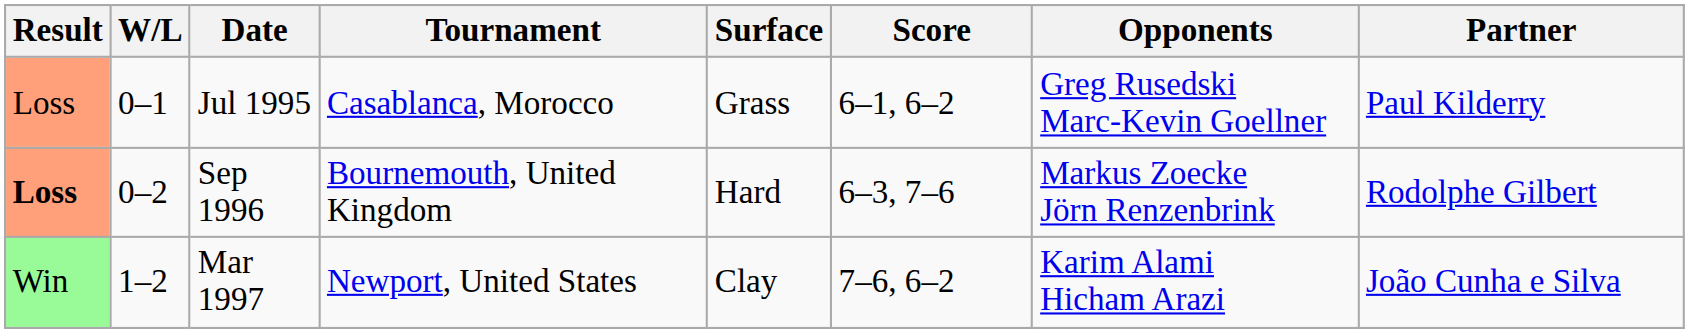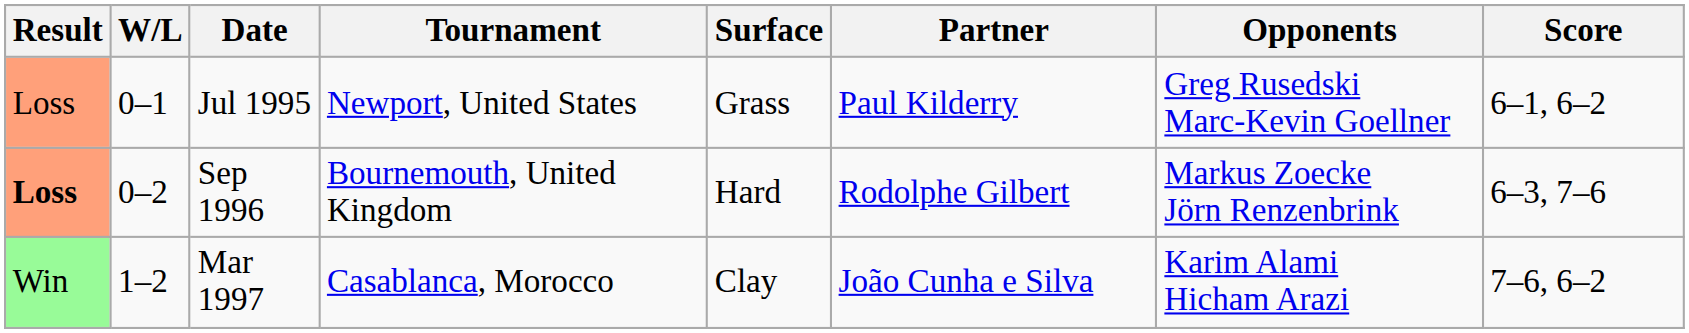columns swapped: (1521, 30) <-> (932, 30)
(470, 101) Casablanca, Morocco -> (482, 101) Newport, United States
(482, 281) Newport, United States -> (470, 281) Casablanca, Morocco
